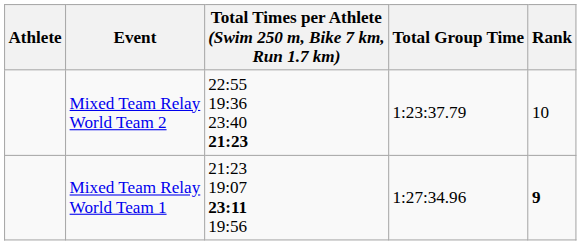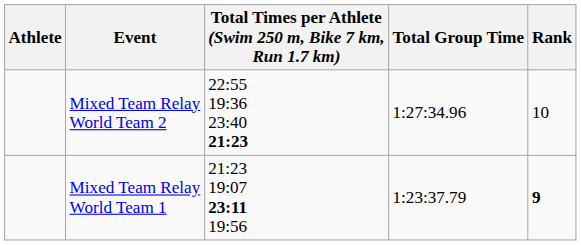(429, 112) 1:23:37.79 -> (429, 112) 1:27:34.96
(429, 197) 1:27:34.96 -> (429, 197) 1:23:37.79
